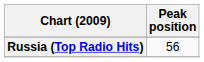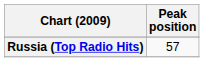(173, 47) 56 -> (173, 47) 57
